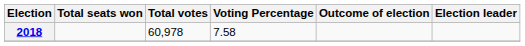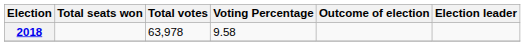(166, 31) 60,978 -> (166, 31) 63,978
(224, 31) 7.58 -> (224, 31) 9.58
